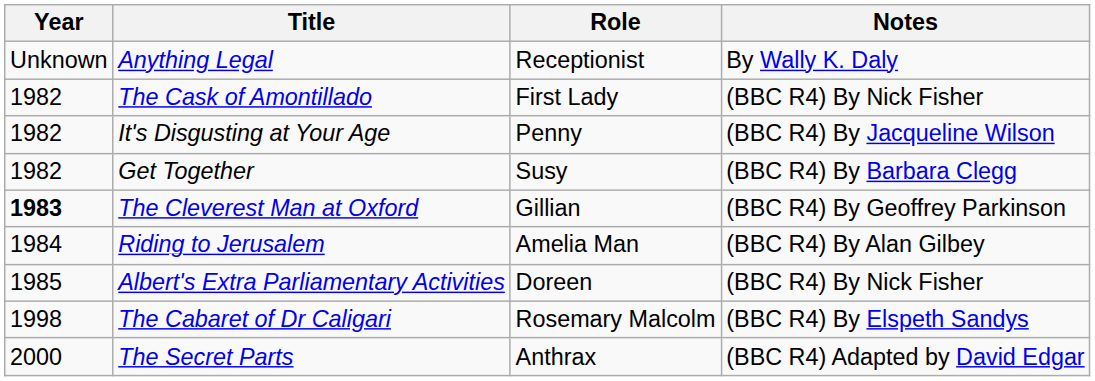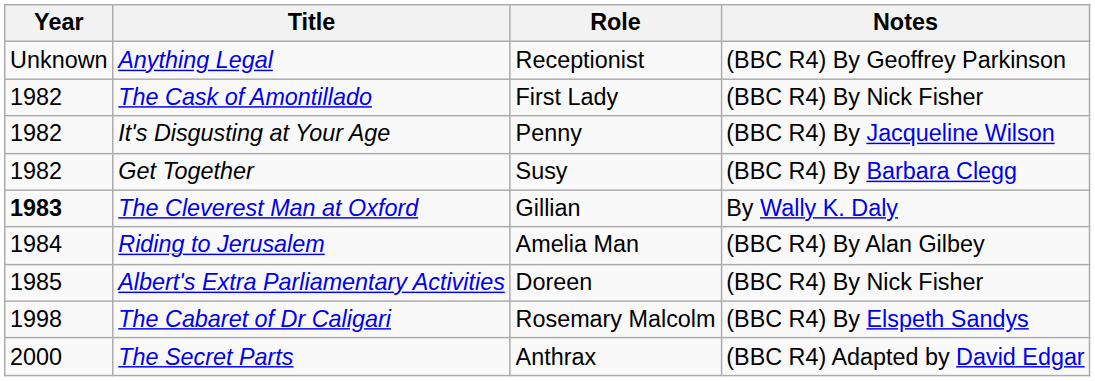(812, 60) By Wally K. Daly -> (896, 60) (BBC R4) By Geoffrey Parkinson
(896, 208) (BBC R4) By Geoffrey Parkinson -> (812, 208) By Wally K. Daly
